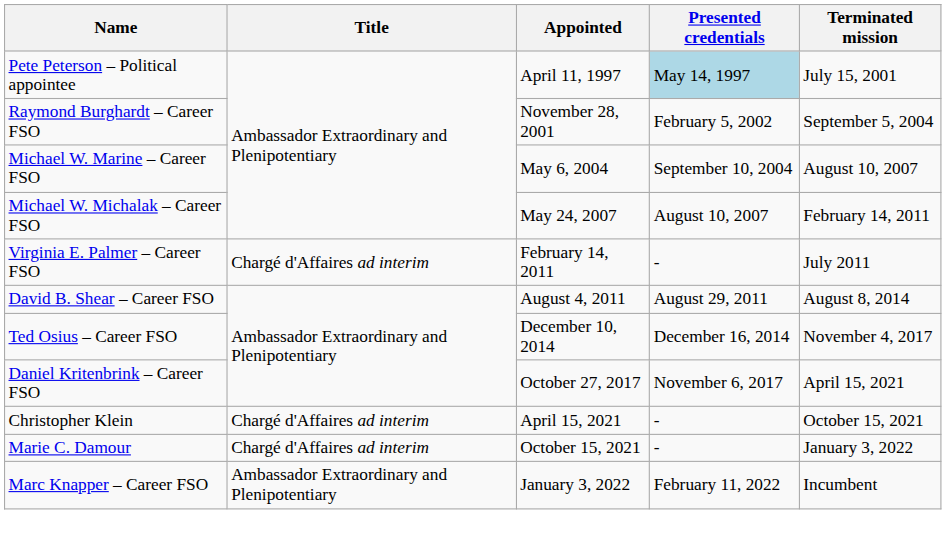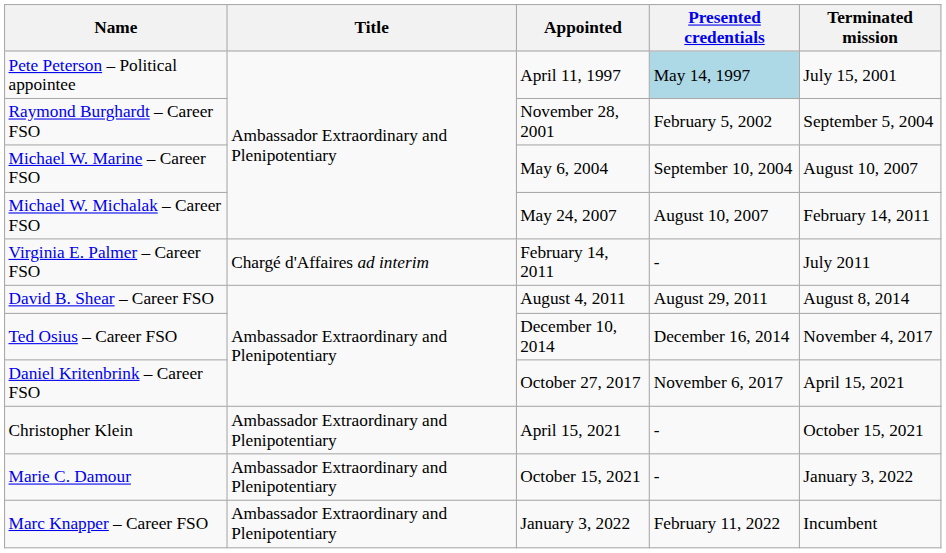(330, 420) Chargé d'Affaires ad interim -> (339, 430) Ambassador Extraordinary and Plenipotentiary
(330, 447) Chargé d'Affaires ad interim -> (339, 476) Ambassador Extraordinary and Plenipotentiary
